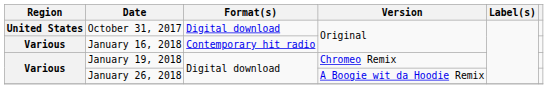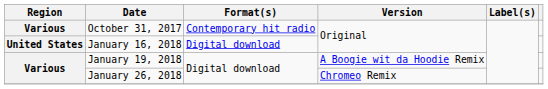(45, 28) United States -> (45, 28) Various
(233, 28) Digital download -> (251, 28) Contemporary hit radio
(45, 44) Various -> (45, 44) United States
(251, 44) Contemporary hit radio -> (233, 44) Digital download
(358, 60) Chromeo Remix -> (402, 60) A Boogie wit da Hoodie Remix
(402, 76) A Boogie wit da Hoodie Remix -> (358, 76) Chromeo Remix
